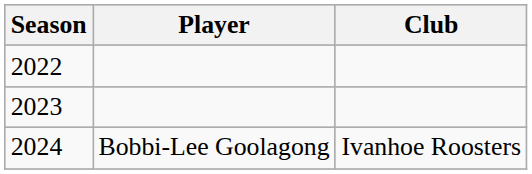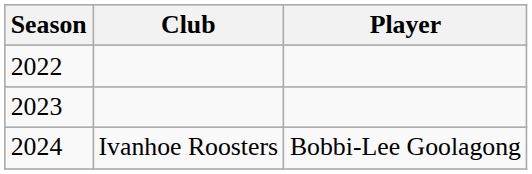columns swapped: (214, 24) <-> (431, 24)
